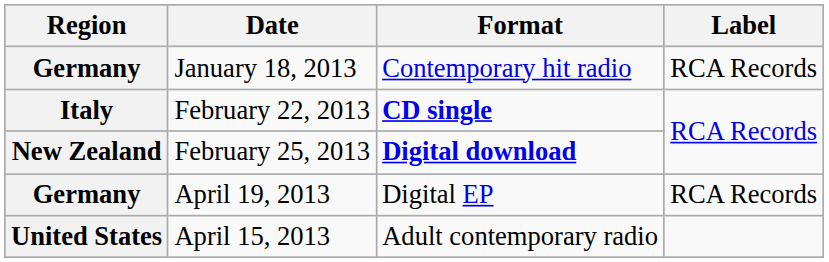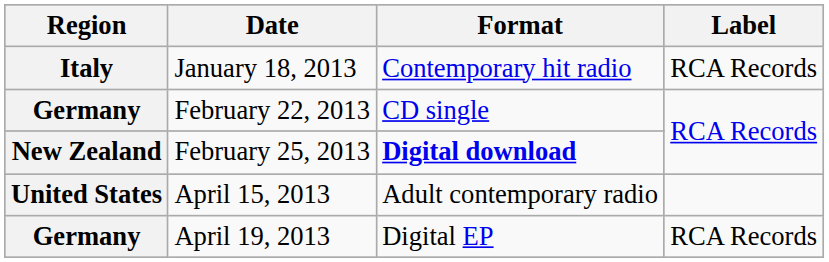(87, 67) Germany -> (87, 67) Italy
(87, 109) Italy -> (87, 109) Germany
(437, 109) bold -> (436, 109) normal
rows swapped: (252, 236) <-> (252, 194)
